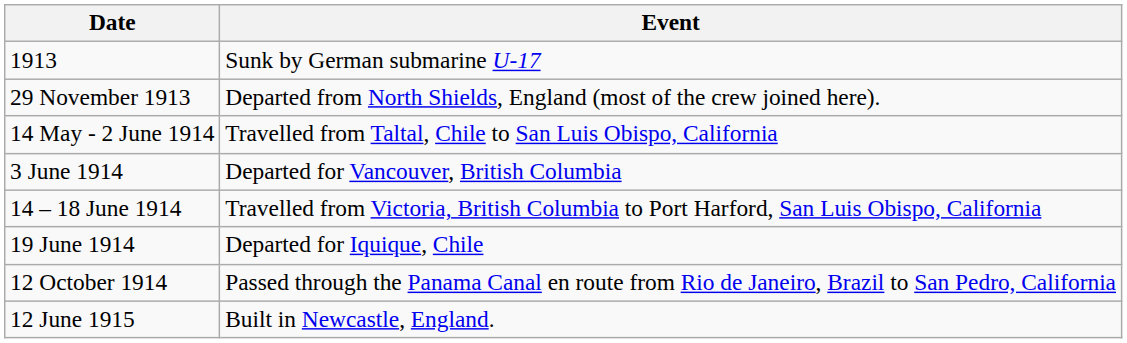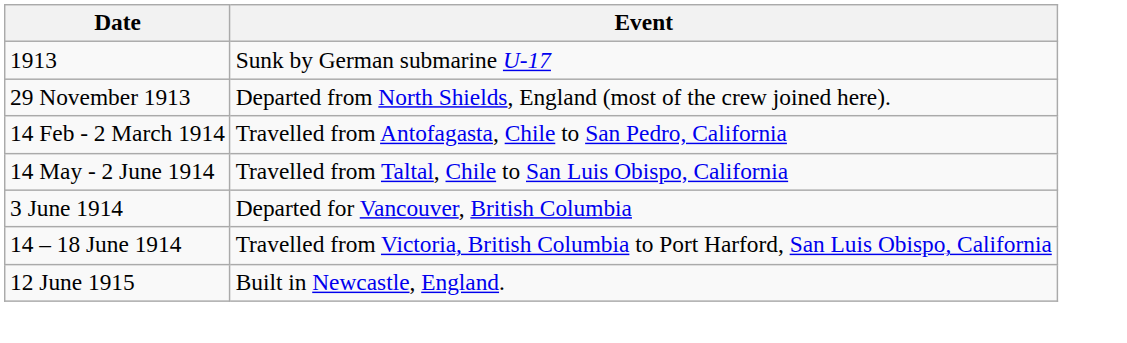+ row: (117, 134)
- row: (72, 245)
- row: (89, 282)
